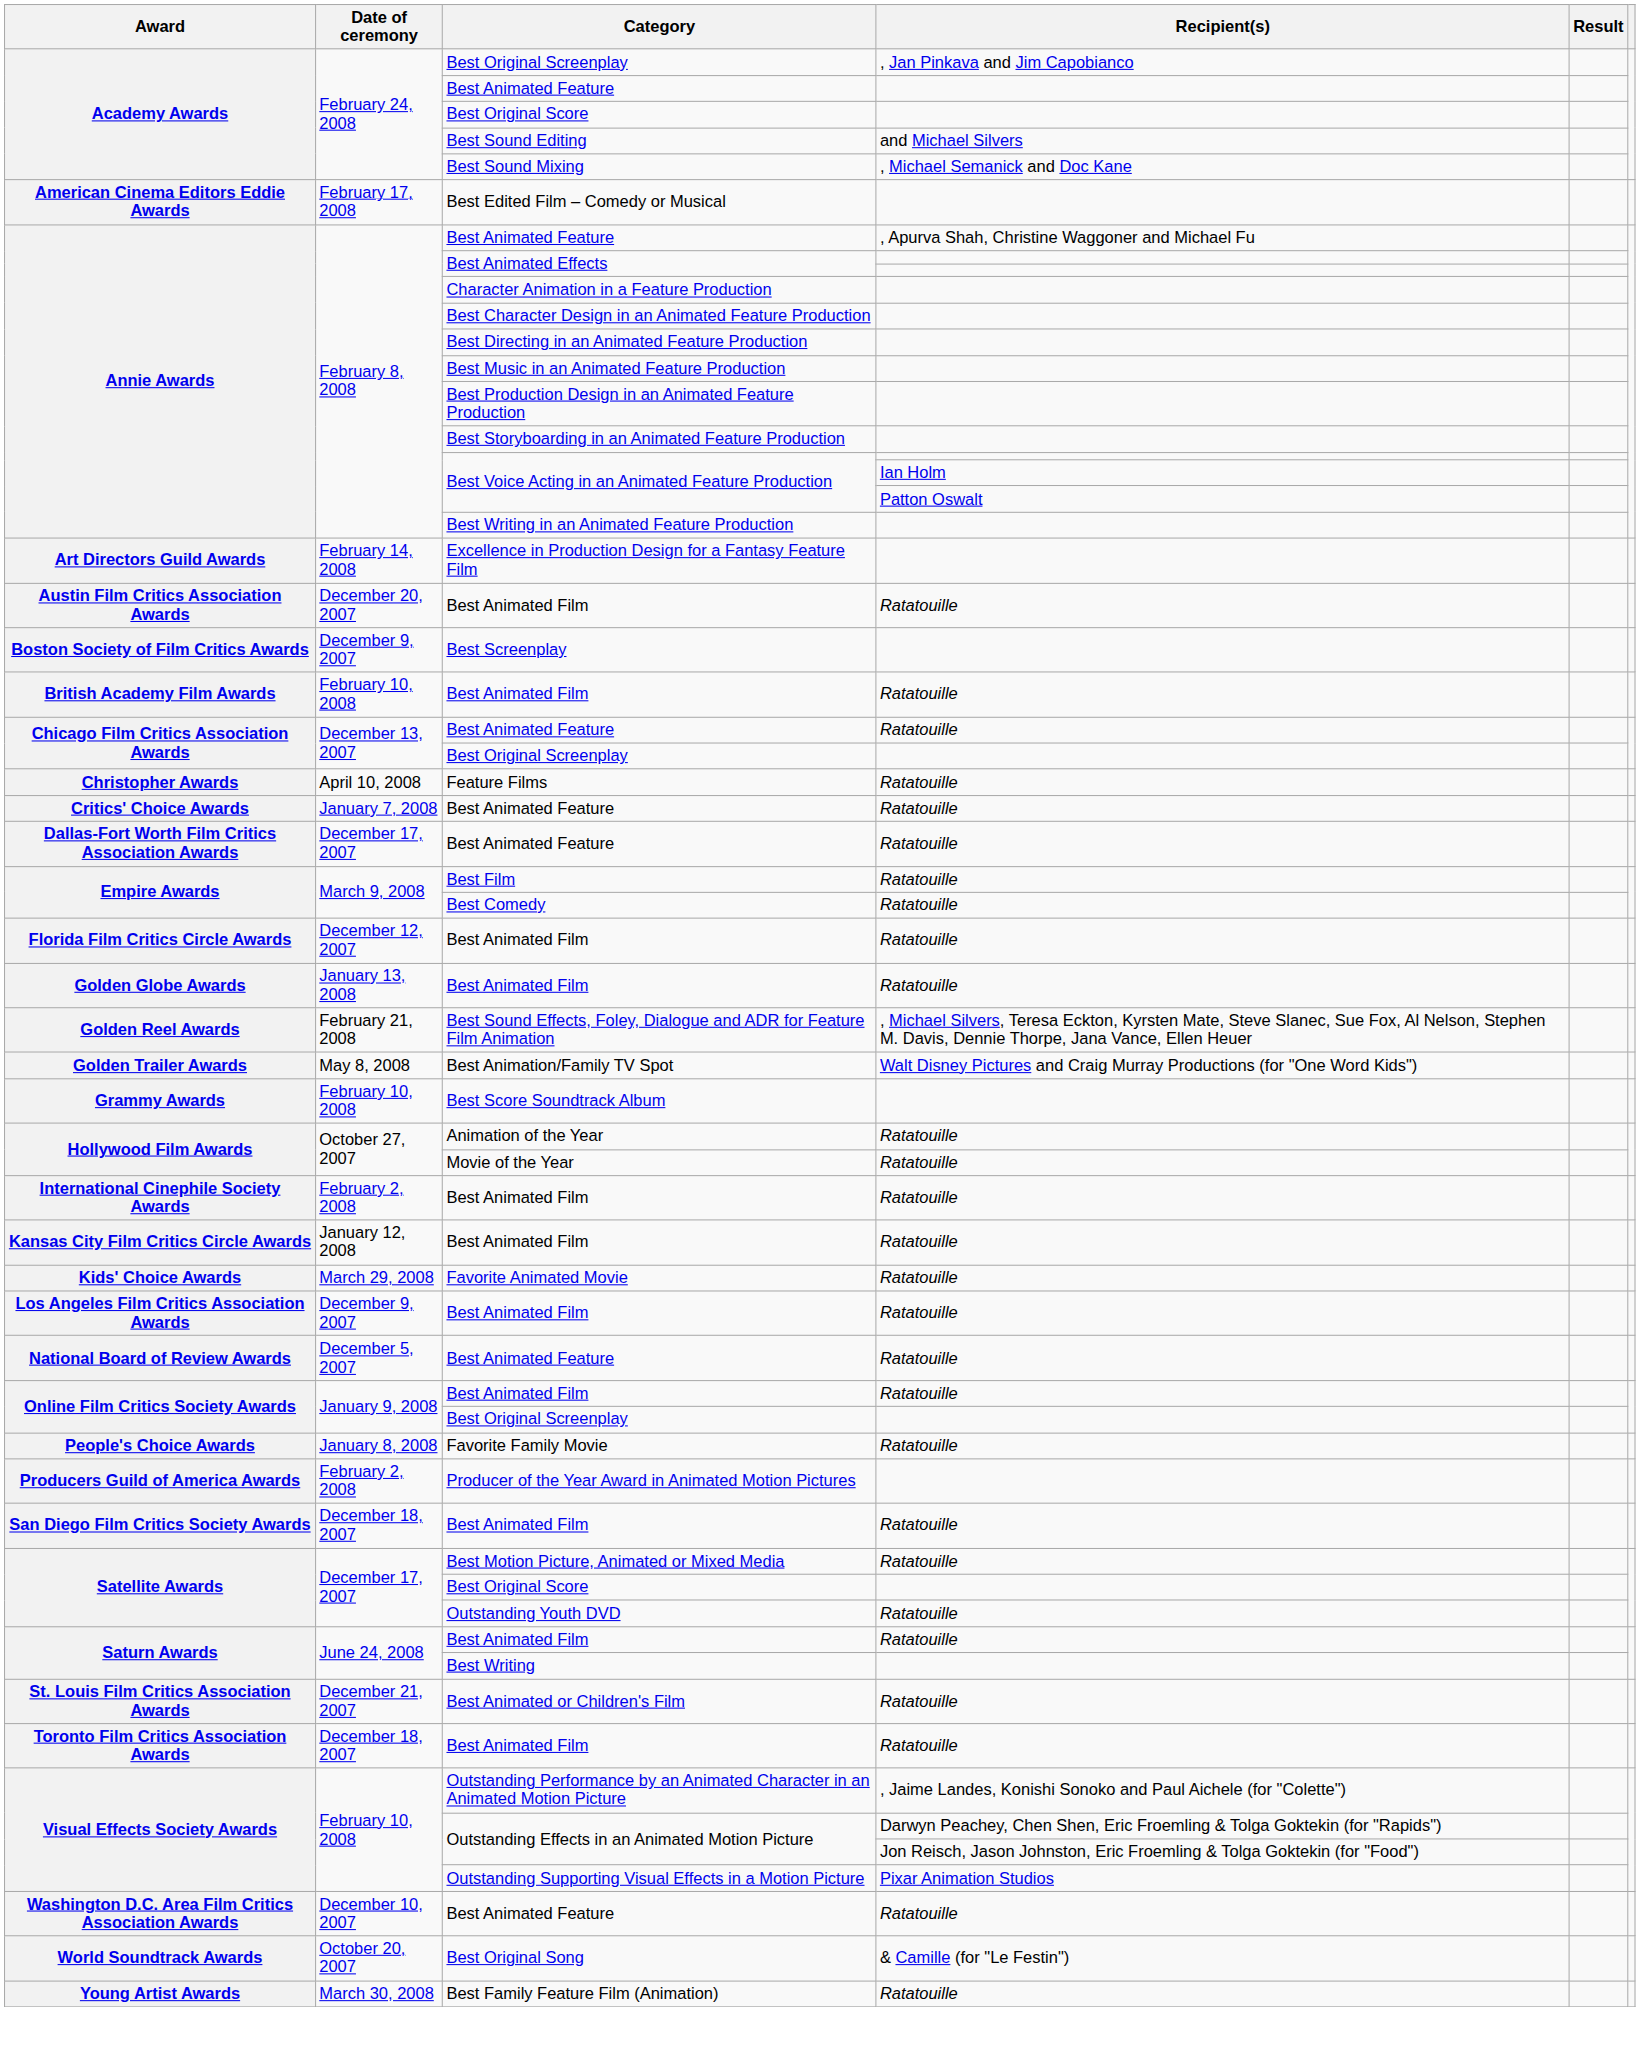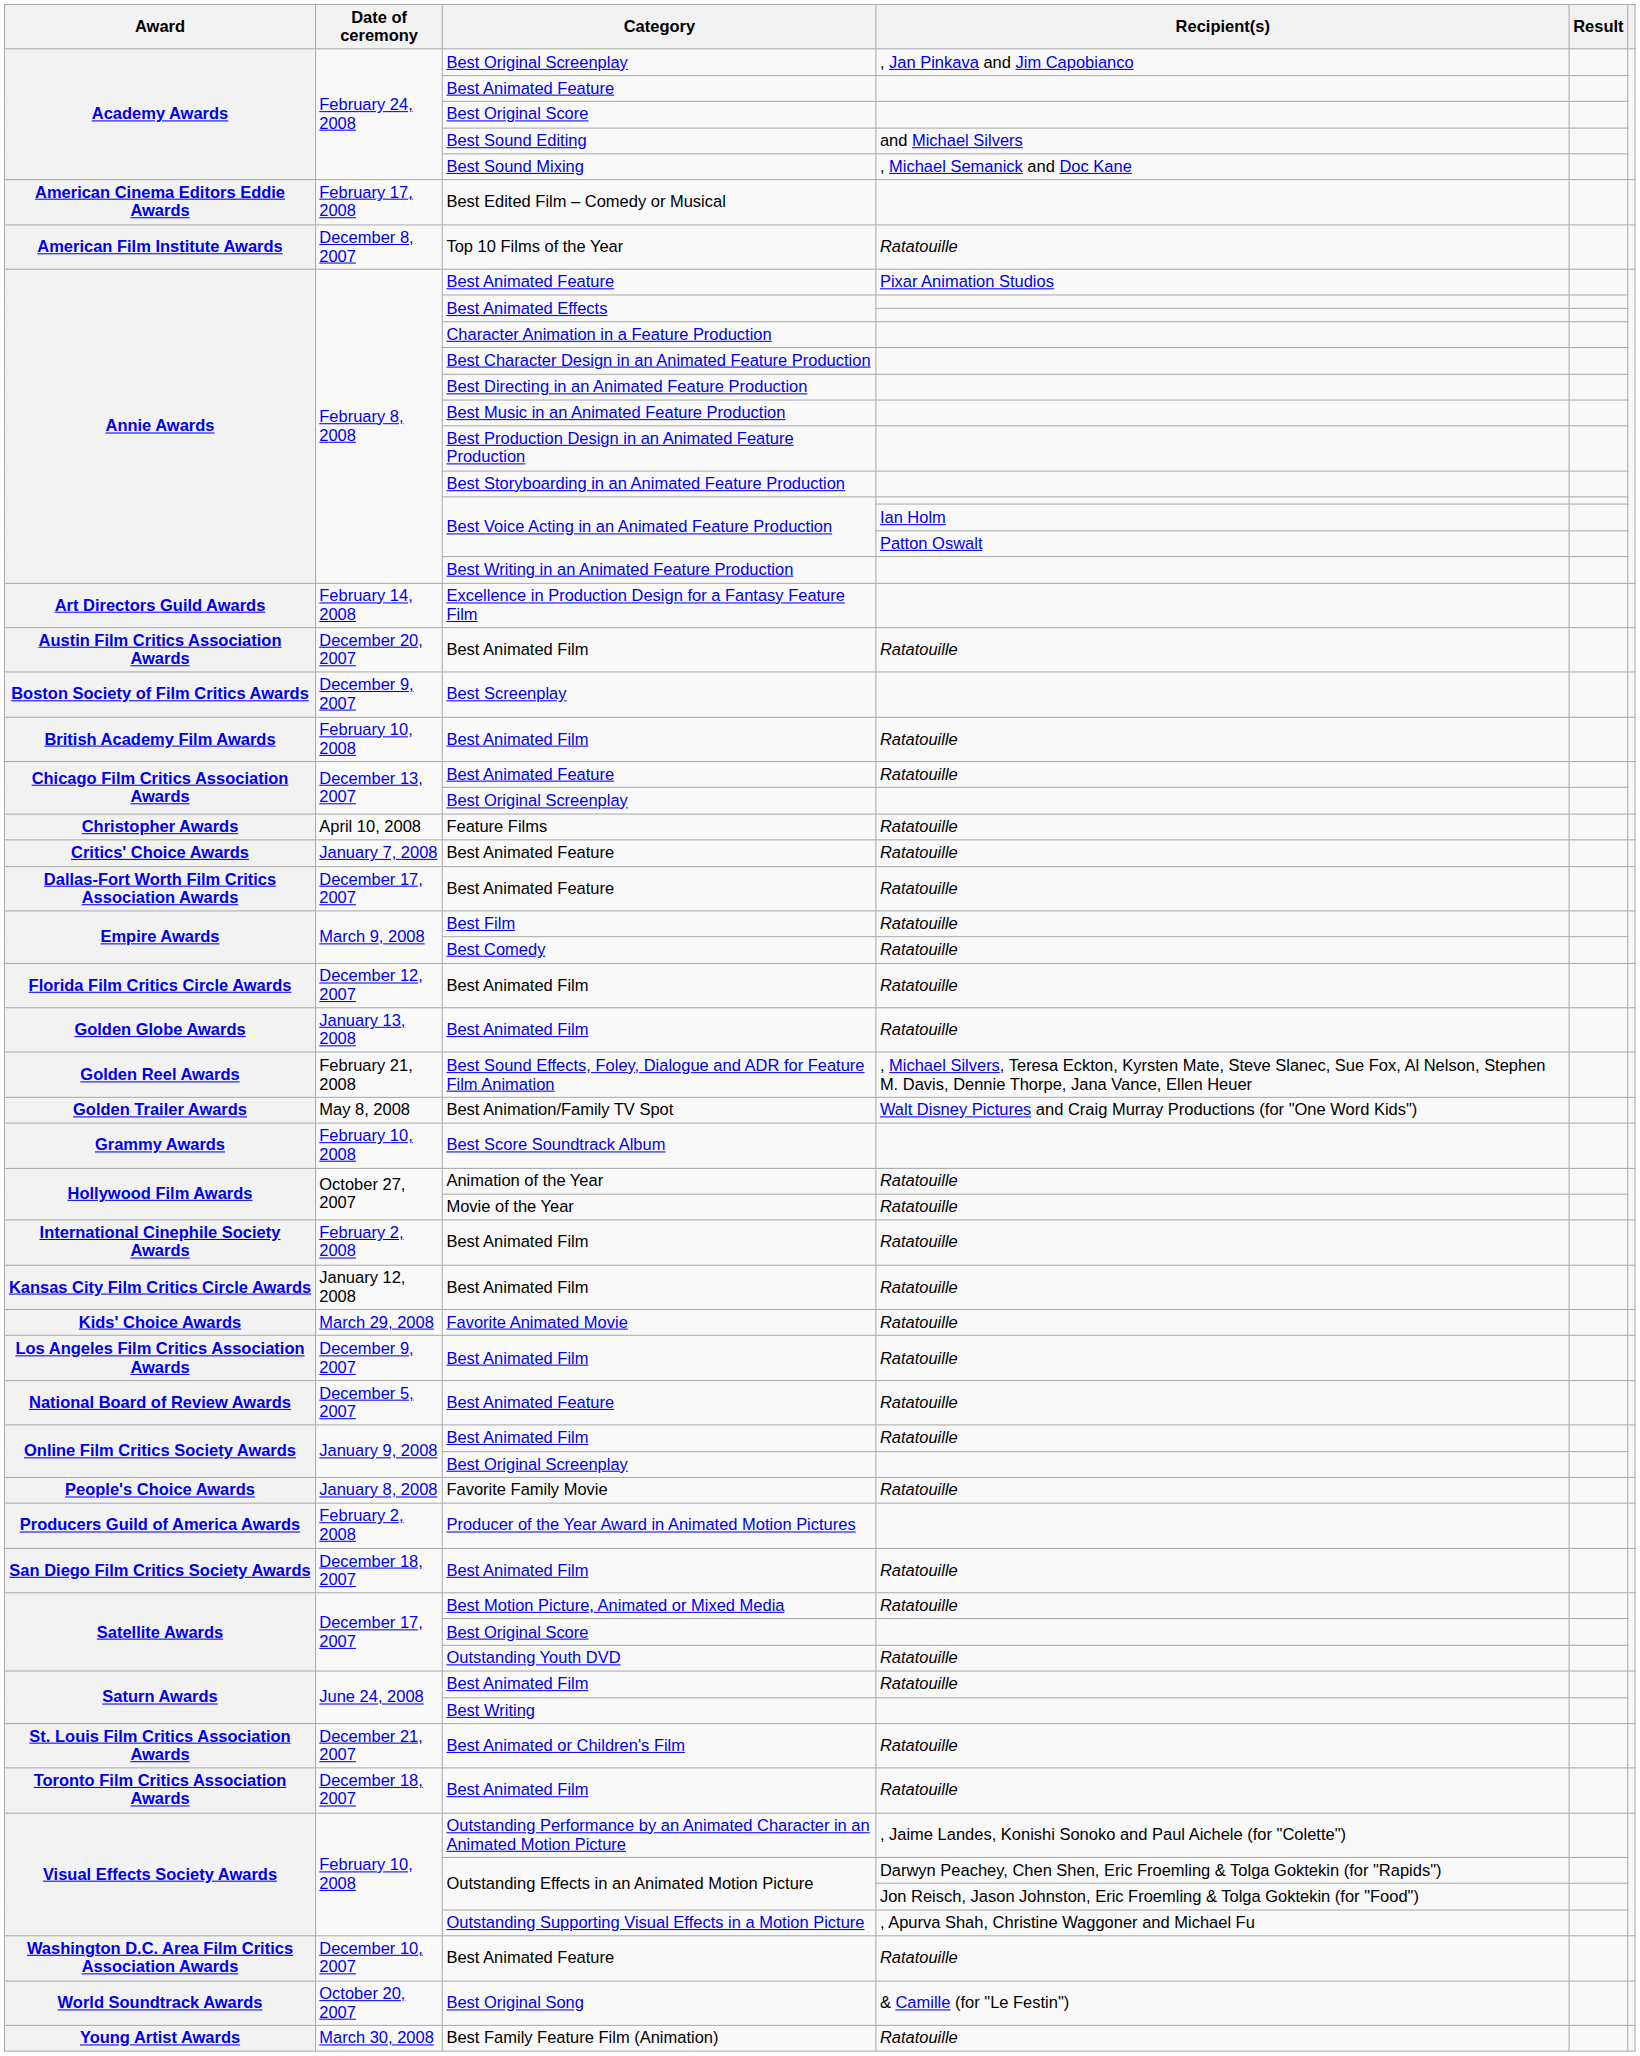+ row: (160, 246)
(1067, 237) , Apurva Shah, Christine Waggoner and Michael Fu -> (967, 282) Pixar Animation Studios
(967, 1878) Pixar Animation Studios -> (1067, 1922) , Apurva Shah, Christine Waggoner and Michael Fu
